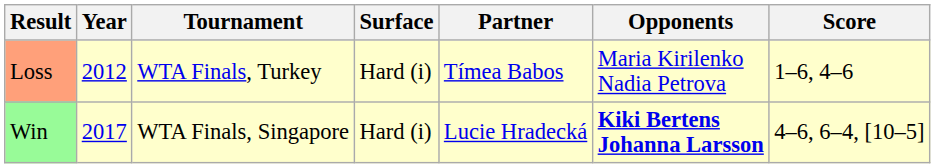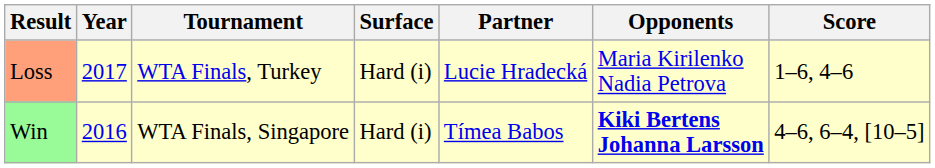(104, 70) 2012 -> (104, 70) 2017
(504, 70) Tímea Babos -> (516, 70) Lucie Hradecká
(104, 132) 2017 -> (104, 132) 2016
(516, 132) Lucie Hradecká -> (504, 132) Tímea Babos
